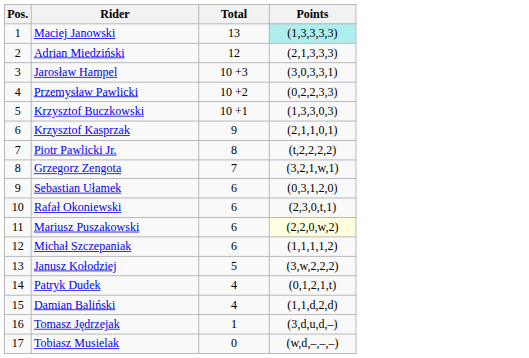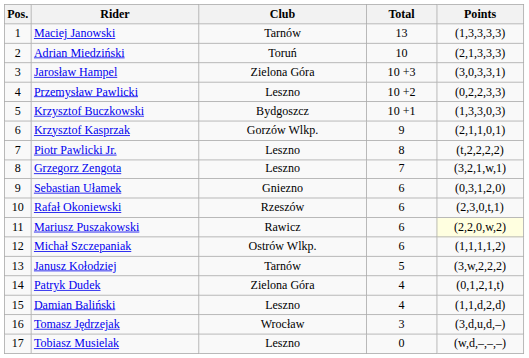+ column: (283, 14)
(312, 33) paleturquoise background -> (480, 33) no background
(234, 52) 12 -> (402, 52) 10
(234, 324) 1 -> (402, 324) 3
